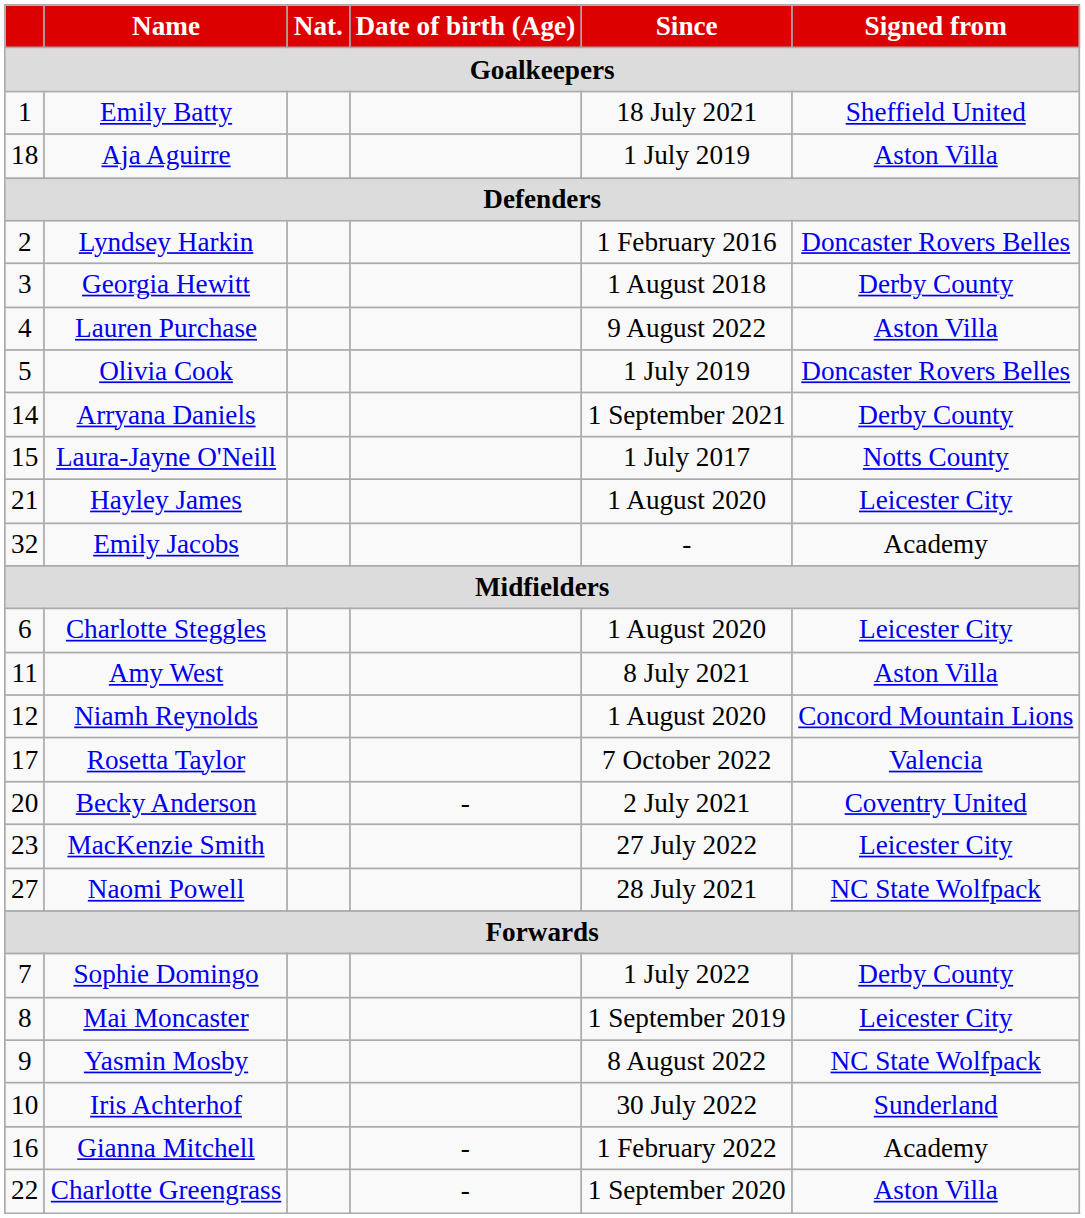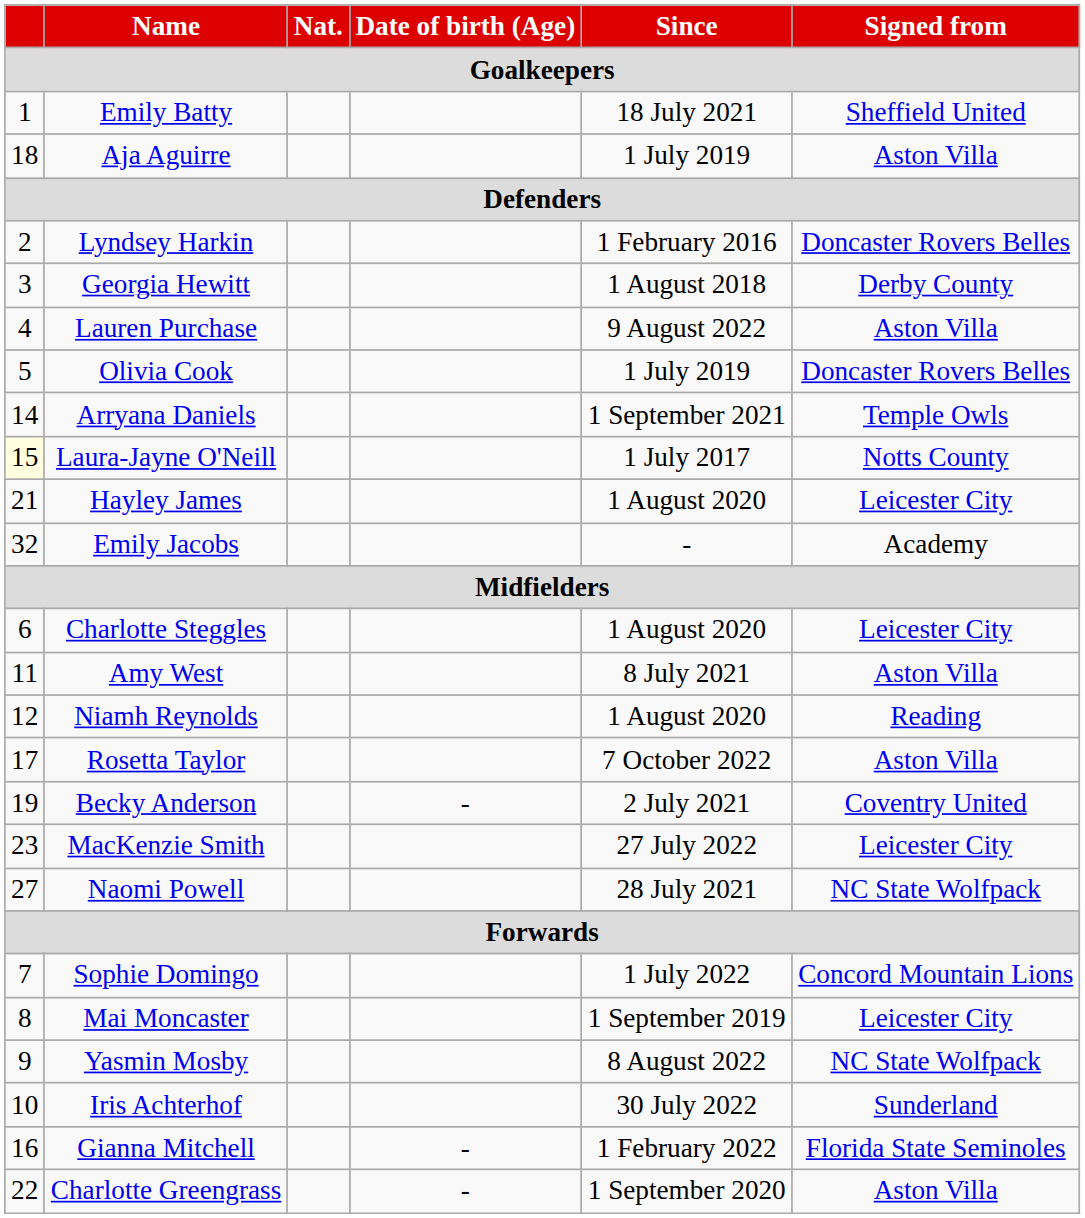(936, 414) Derby County -> (936, 414) Temple Owls
(25, 457) no background -> (25, 457) lightyellow background
(936, 716) Concord Mountain Lions -> (936, 716) Reading
(936, 759) Valencia -> (936, 759) Aston Villa
(25, 802) 20 -> (25, 802) 19
(936, 975) Derby County -> (936, 975) Concord Mountain Lions
(936, 1147) Academy -> (936, 1147) Florida State Seminoles
